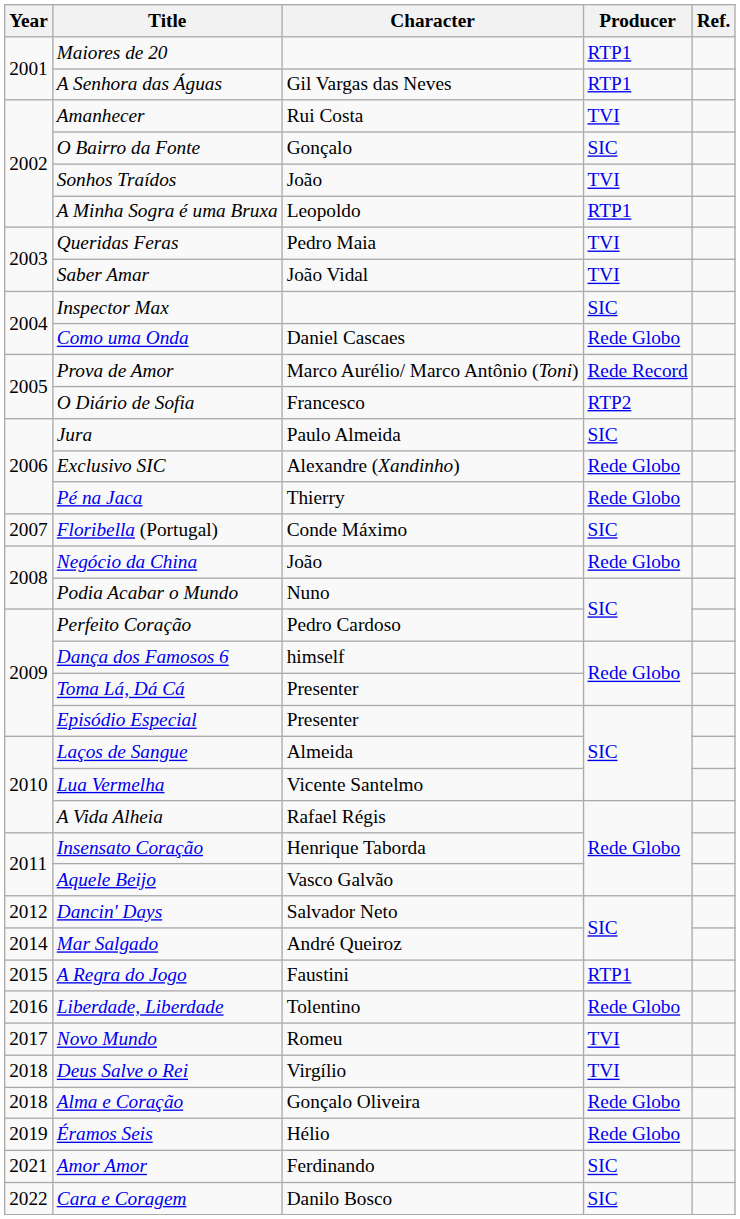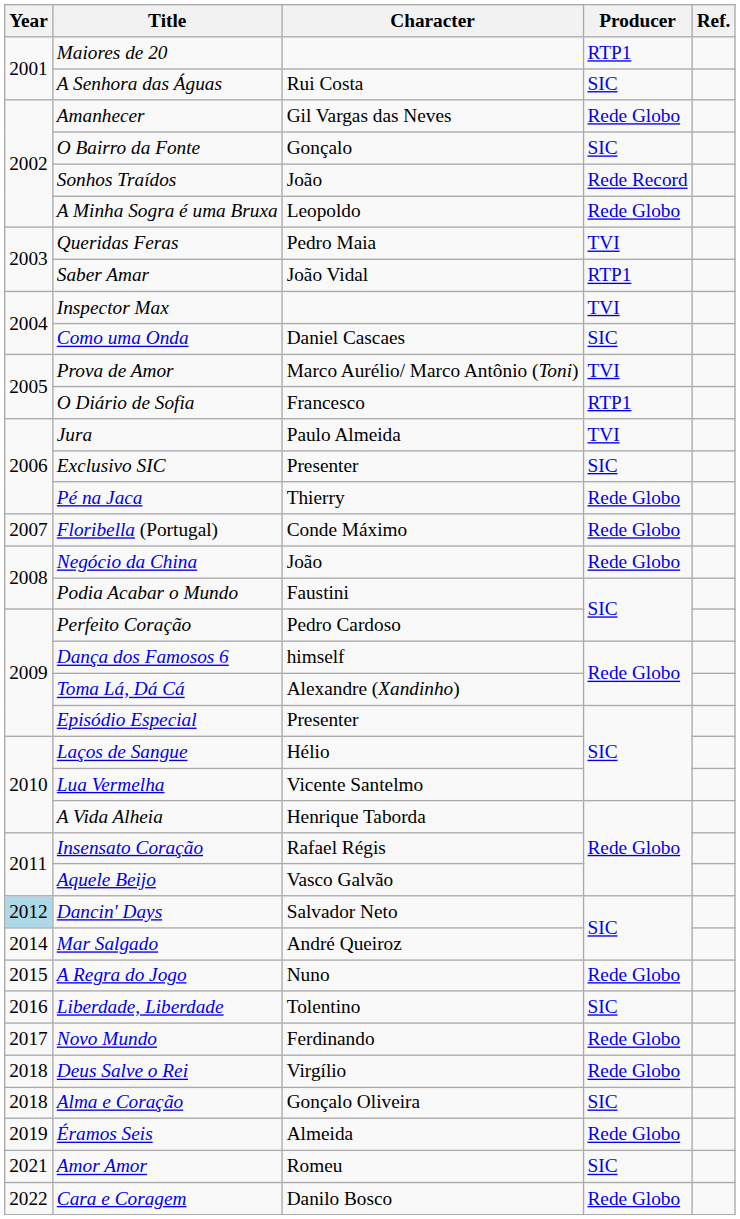(369, 84) Gil Vargas das Neves -> (325, 84) Rui Costa
(609, 84) RTP1 -> (602, 84) SIC
(325, 116) Rui Costa -> (369, 116) Gil Vargas das Neves
(604, 116) TVI -> (634, 116) Rede Globo
(604, 179) TVI -> (638, 179) Rede Record
(609, 211) RTP1 -> (634, 211) Rede Globo
(604, 275) TVI -> (609, 275) RTP1
(602, 307) SIC -> (604, 307) TVI
(634, 339) Rede Globo -> (602, 339) SIC
(638, 370) Rede Record -> (604, 370) TVI
(609, 402) RTP2 -> (609, 402) RTP1
(602, 434) SIC -> (604, 434) TVI
(373, 466) Alexandre (Xandinho) -> (323, 466) Presenter
(634, 466) Rede Globo -> (602, 466) SIC
(602, 530) SIC -> (634, 530) Rede Globo
(308, 593) Nuno -> (318, 593) Faustini
(323, 689) Presenter -> (373, 689) Alexandre (Xandinho)
(320, 752) Almeida -> (308, 752) Hélio
(336, 816) Rafael Régis -> (356, 816) Henrique Taborda
(356, 848) Henrique Taborda -> (336, 848) Rafael Régis
(28, 911) no background -> (28, 911) lightblue background
(318, 975) Faustini -> (308, 975) Nuno
(609, 975) RTP1 -> (634, 975) Rede Globo
(634, 1007) Rede Globo -> (602, 1007) SIC
(315, 1039) Romeu -> (331, 1039) Ferdinando
(604, 1039) TVI -> (634, 1039) Rede Globo
(604, 1071) TVI -> (634, 1071) Rede Globo
(634, 1102) Rede Globo -> (602, 1102) SIC
(308, 1134) Hélio -> (320, 1134) Almeida
(331, 1166) Ferdinando -> (315, 1166) Romeu
(602, 1198) SIC -> (634, 1198) Rede Globo
